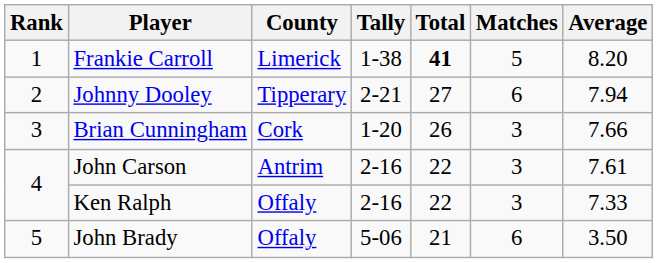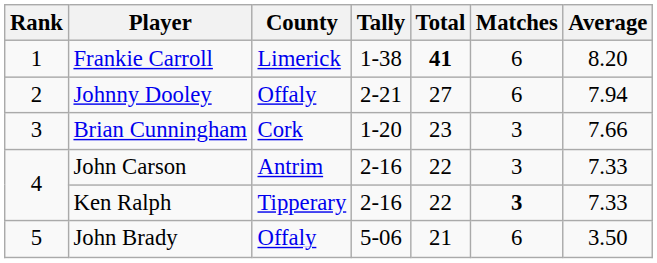(517, 58) 5 -> (517, 58) 6
(302, 94) Tipperary -> (287, 94) Offaly
(440, 130) 26 -> (440, 130) 23
(608, 166) 7.61 -> (608, 166) 7.33
(287, 202) Offaly -> (302, 202) Tipperary
(517, 202) normal -> (517, 202) bold
